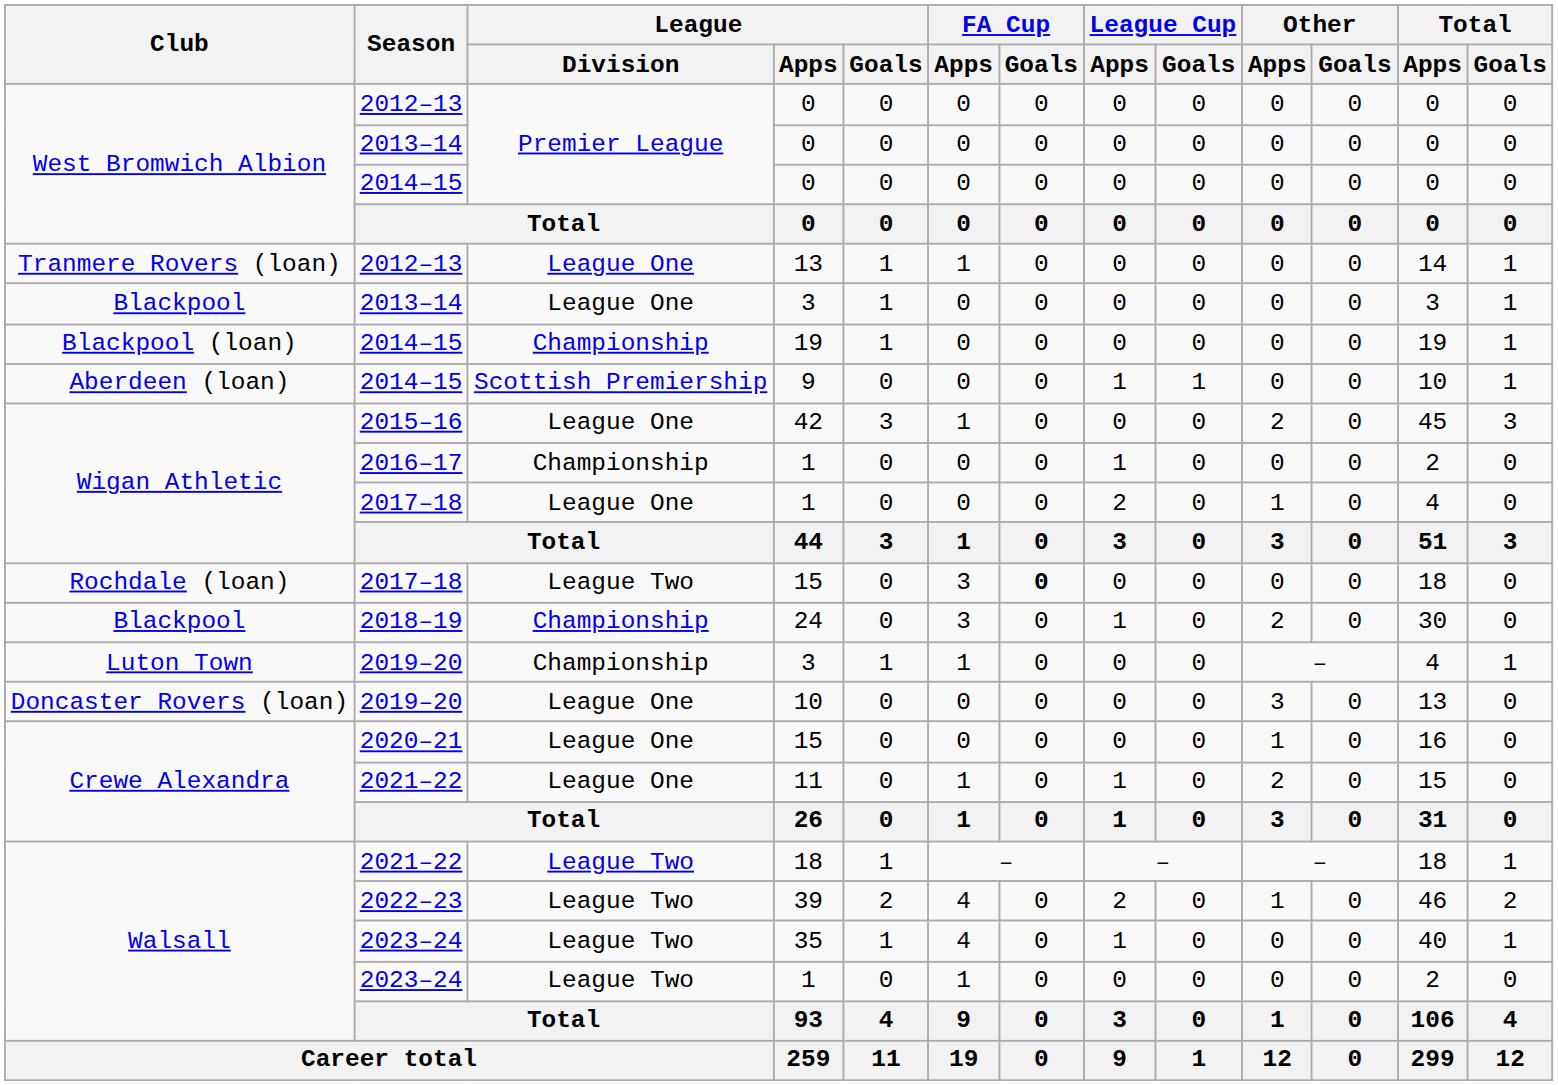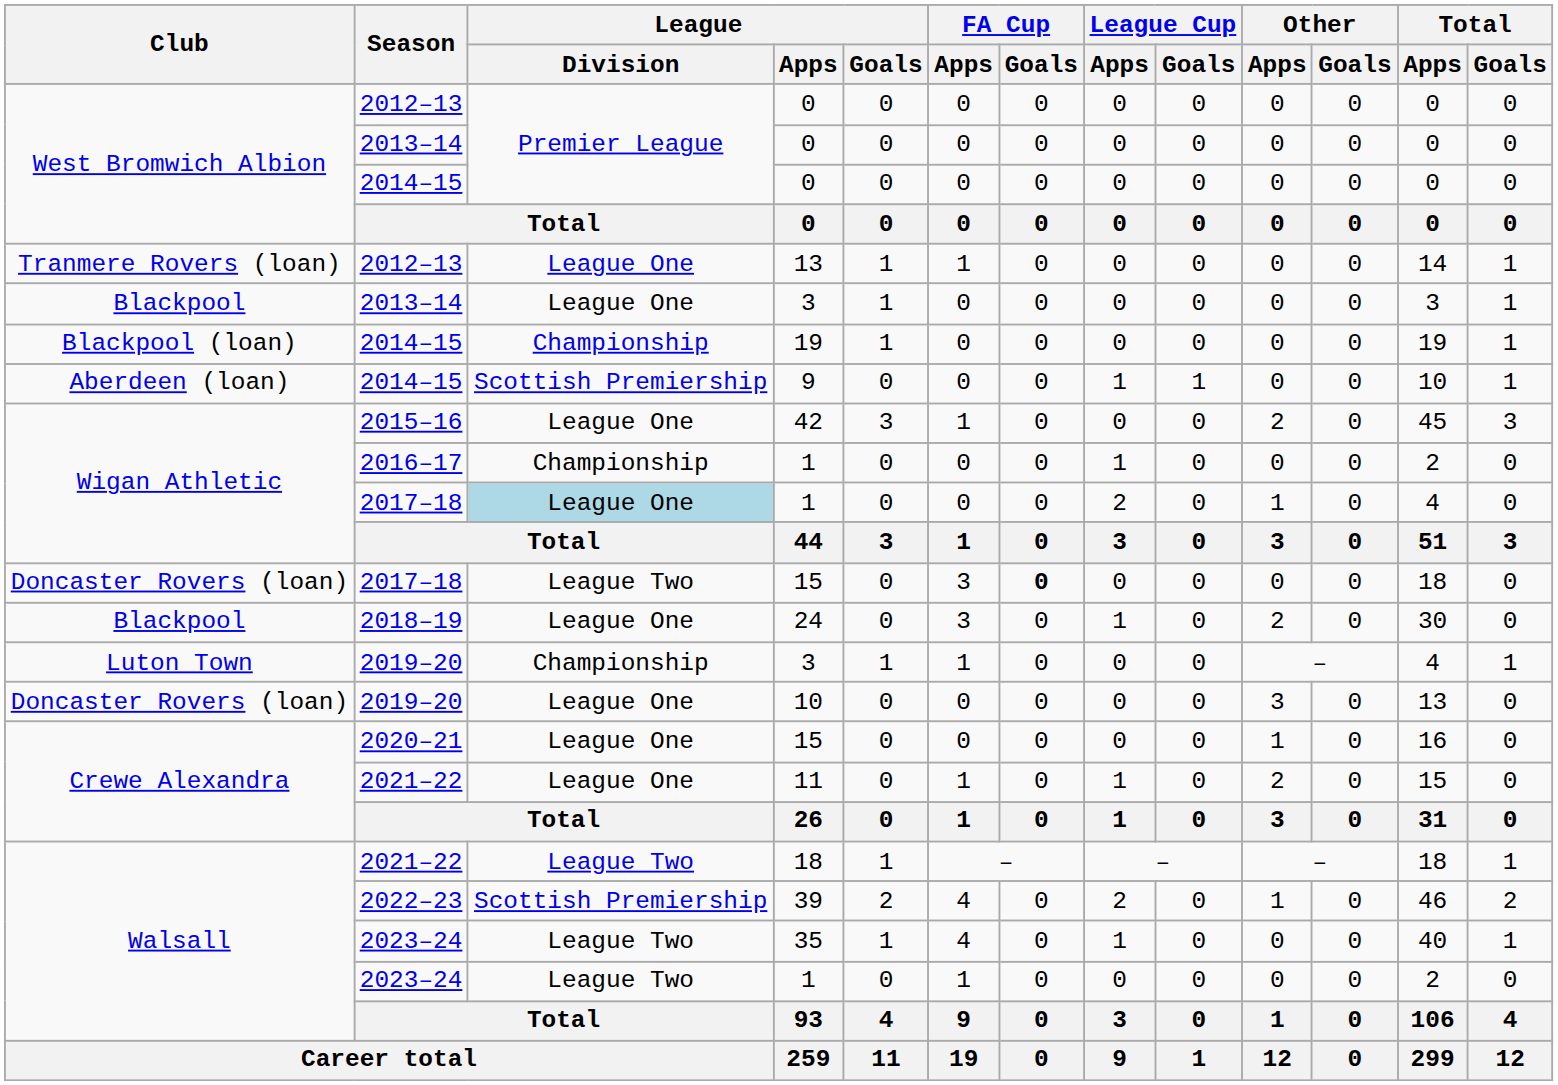(621, 503) no background -> (621, 503) lightblue background
(179, 583) Rochdale (loan) -> (179, 583) Doncaster Rovers (loan)
(621, 622) Championship -> (621, 622) League One
(621, 901) League Two -> (621, 901) Scottish Premiership
